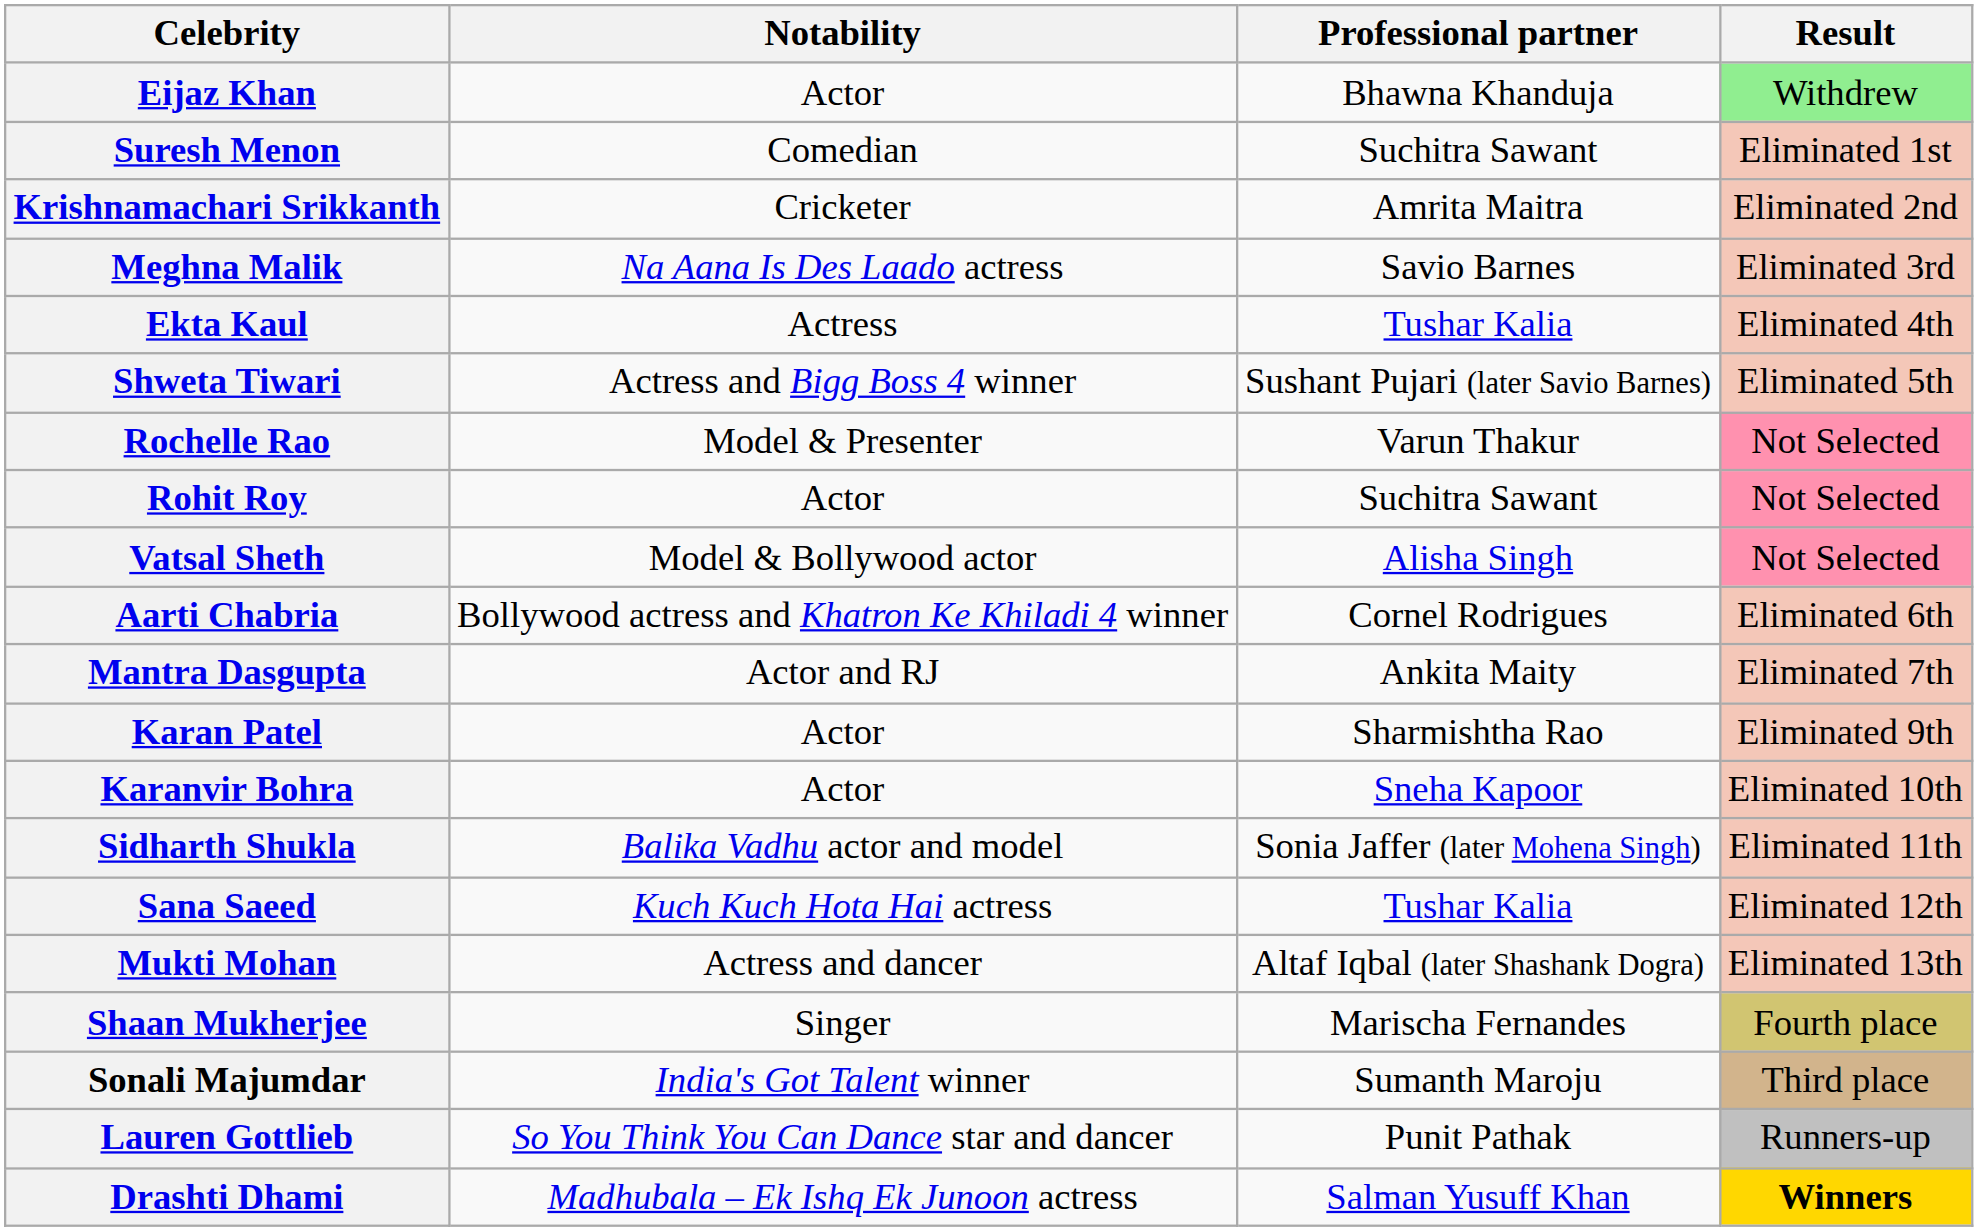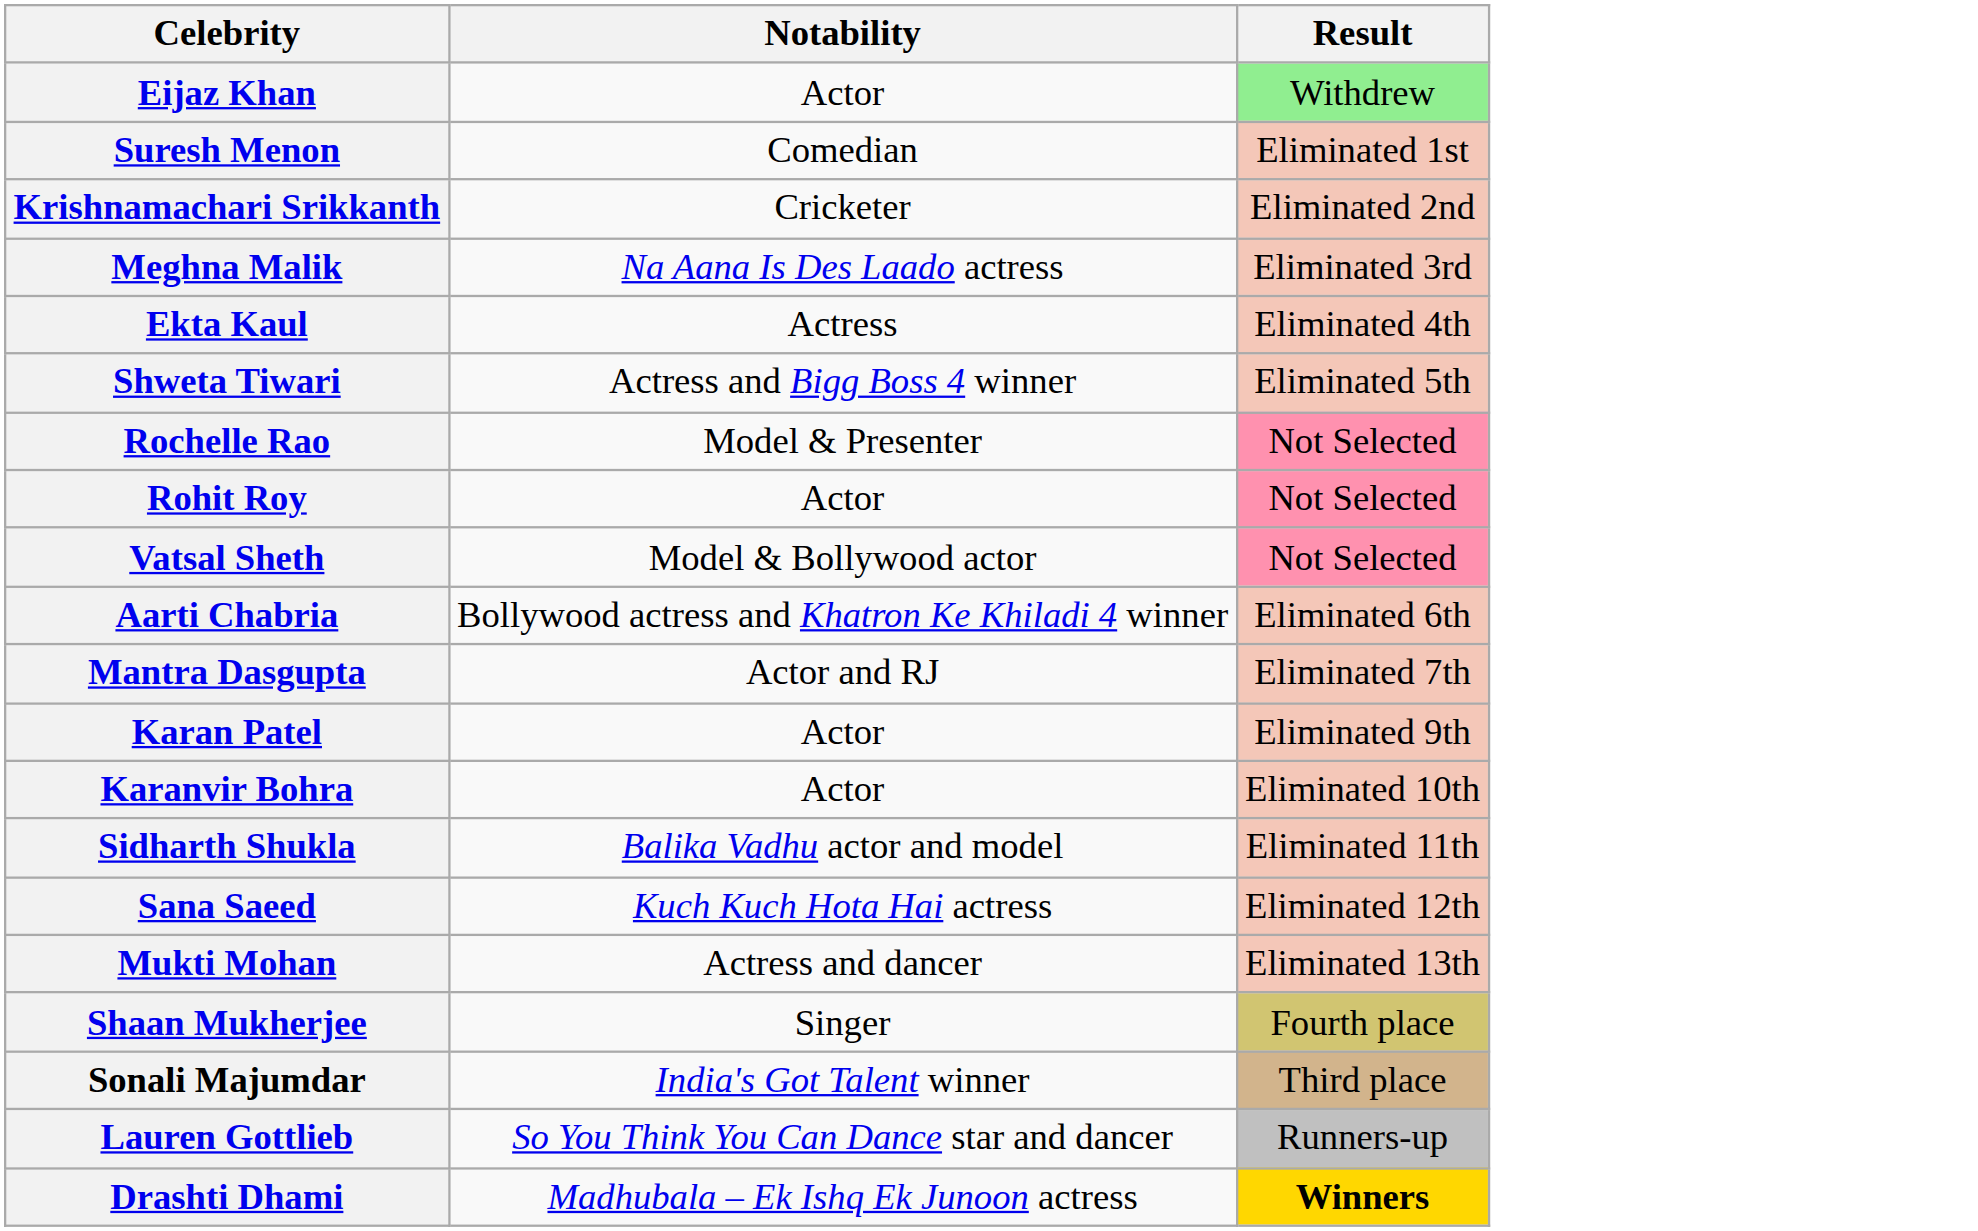- column: (1478, 33)
